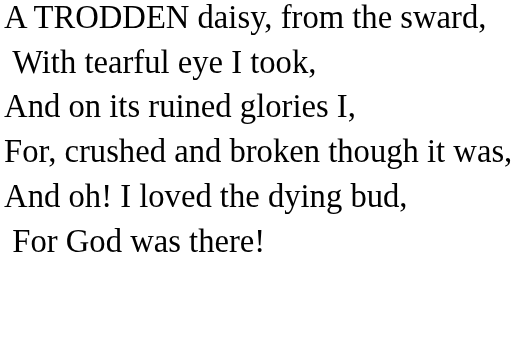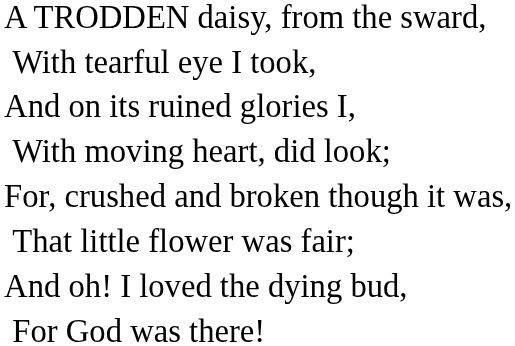+ row: (197, 151)
+ row: (179, 241)
